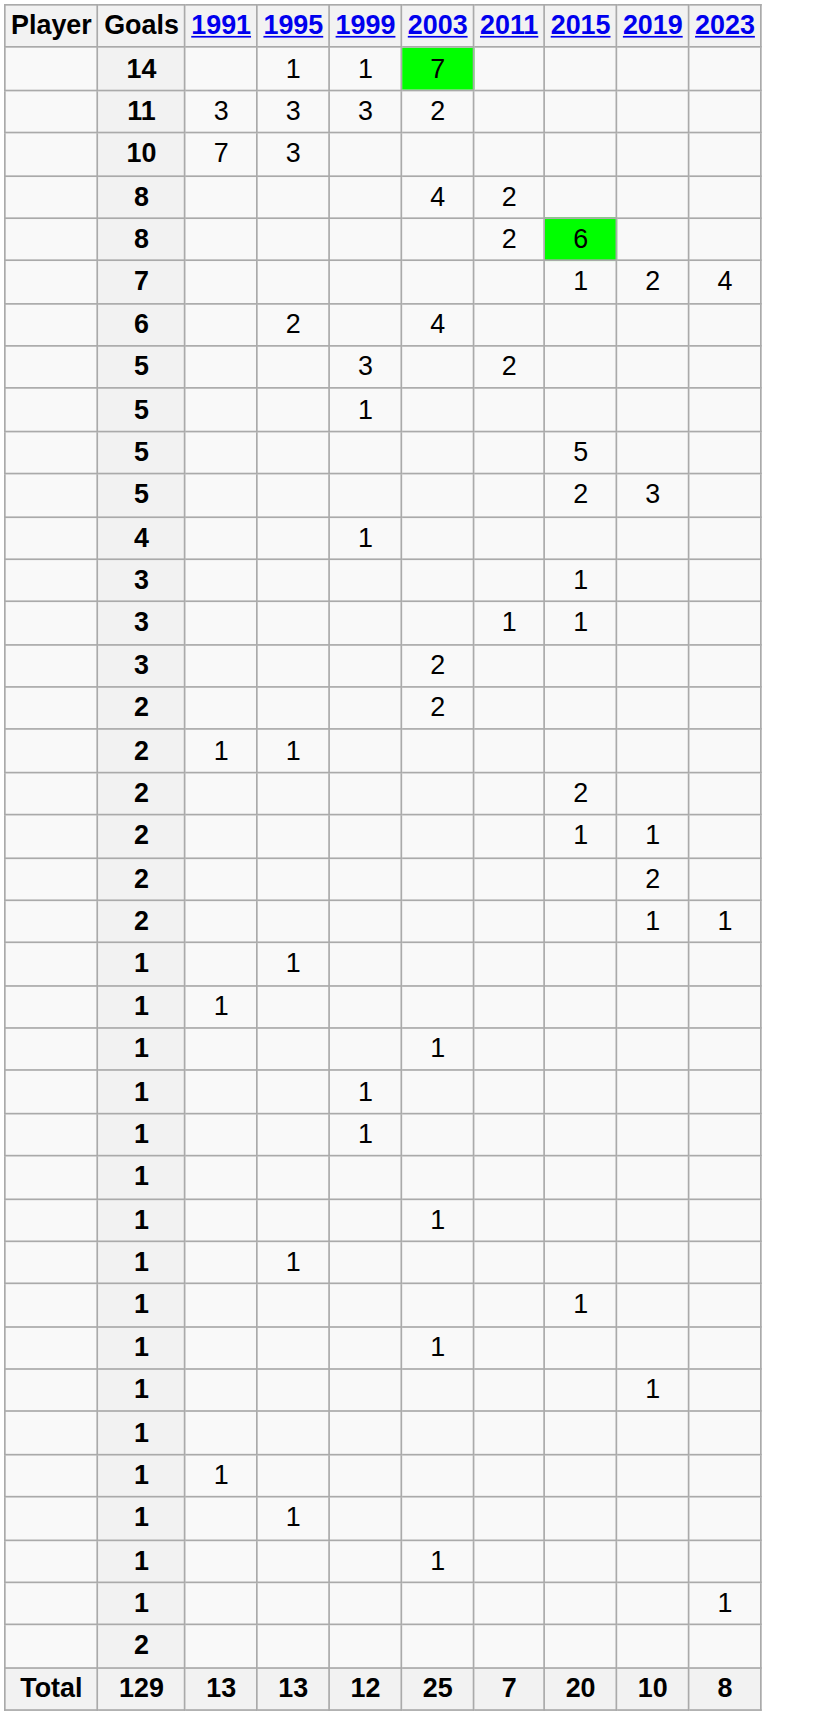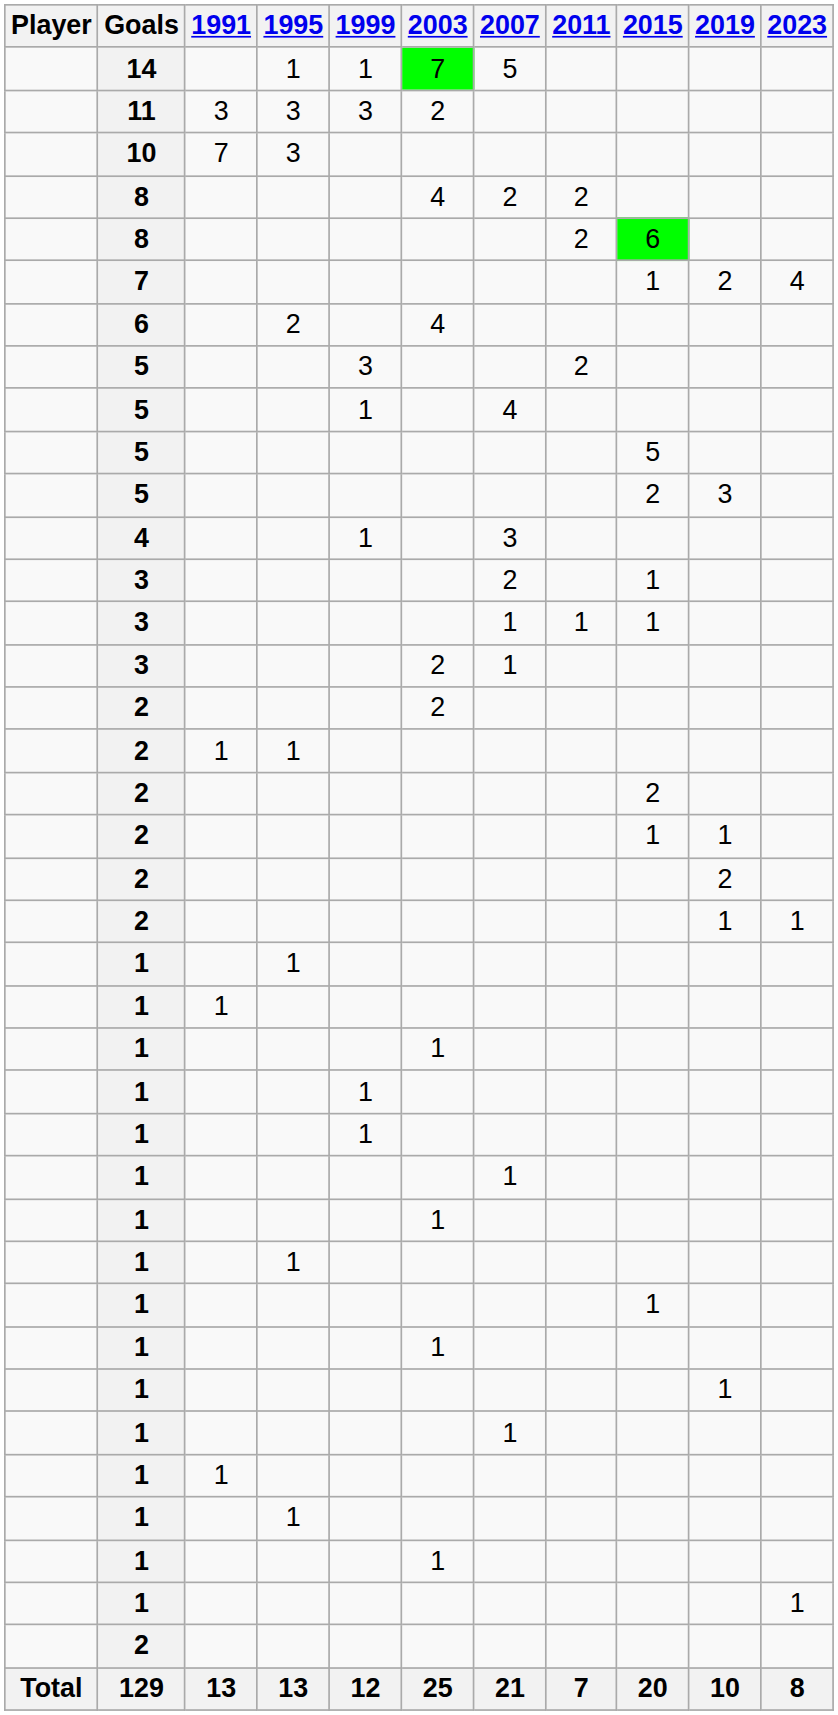+ column: (510, 25)
